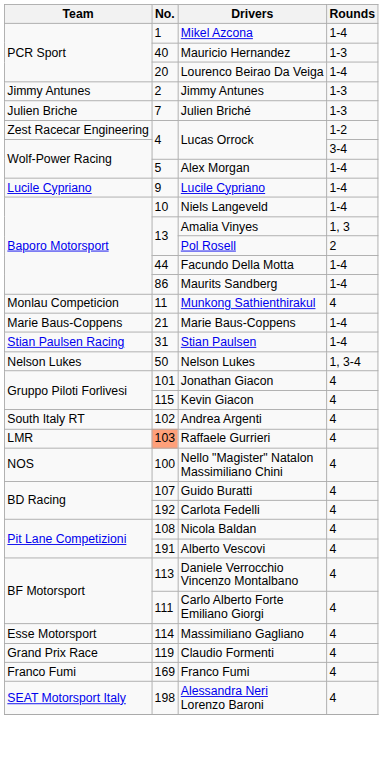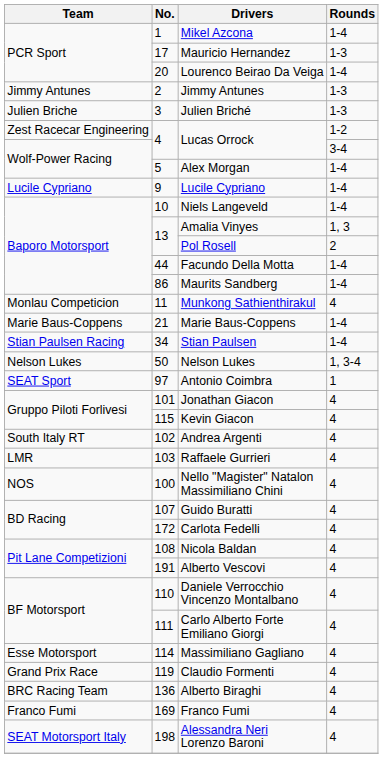(161, 52) 40 -> (161, 52) 17
(158, 110) 7 -> (158, 110) 3
(161, 342) 31 -> (161, 342) 34
+ row: (39, 380)
(165, 438) lightsalmon background -> (165, 457) no background
(165, 510) 192 -> (165, 529) 172
(164, 574) 113 -> (164, 593) 110
+ row: (58, 691)
